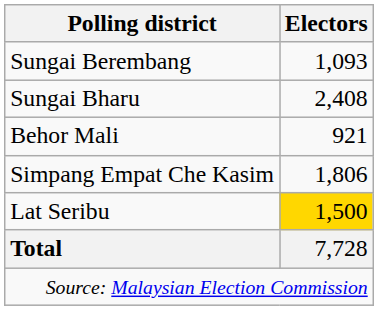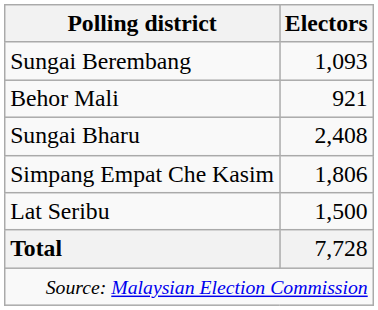rows swapped: (64, 135) <-> (75, 98)
(341, 211) gold background -> (341, 211) no background
